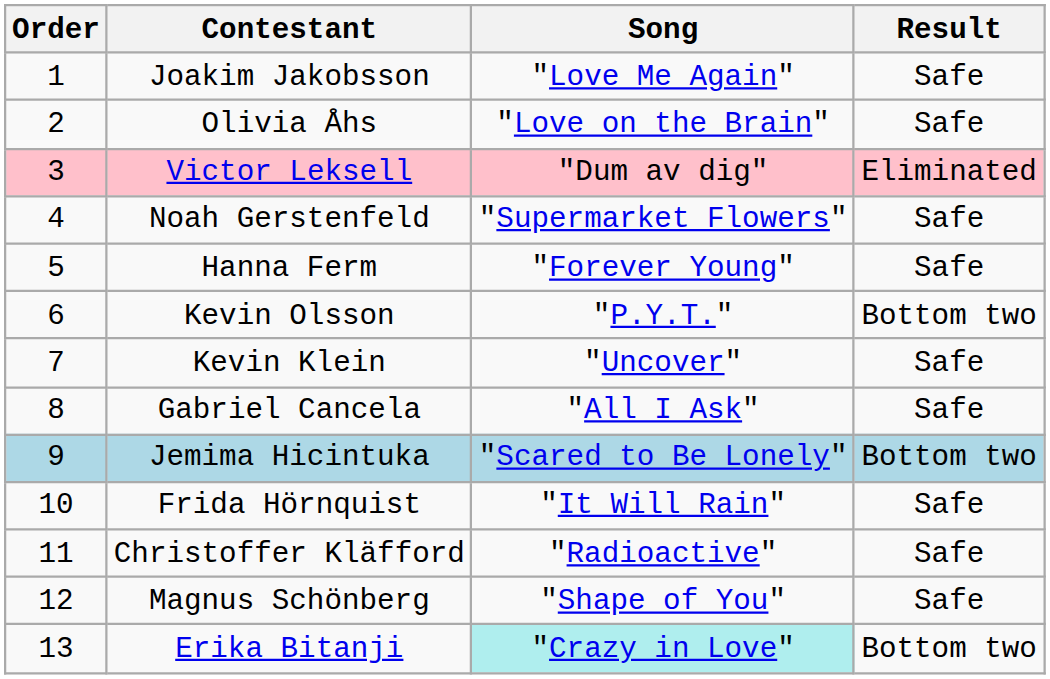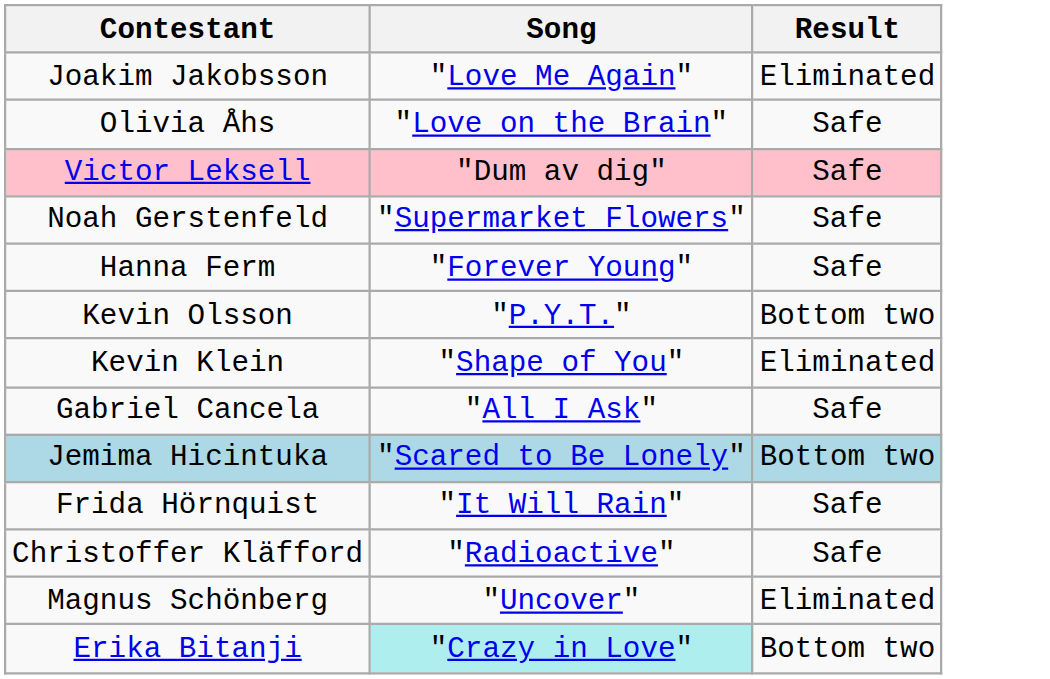- column: (56, 29)
(949, 77) Safe -> (847, 77) Eliminated
(949, 172) Eliminated -> (847, 172) Safe
(663, 363) "Uncover" -> (561, 363) "Shape of You"
(949, 363) Safe -> (847, 363) Eliminated
(663, 601) "Shape of You" -> (561, 601) "Uncover"
(949, 601) Safe -> (847, 601) Eliminated
